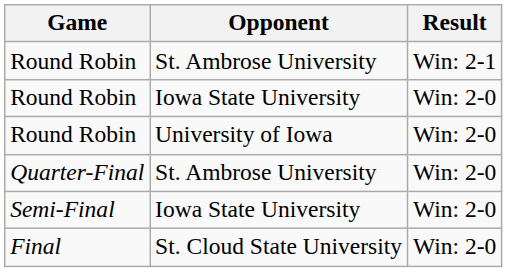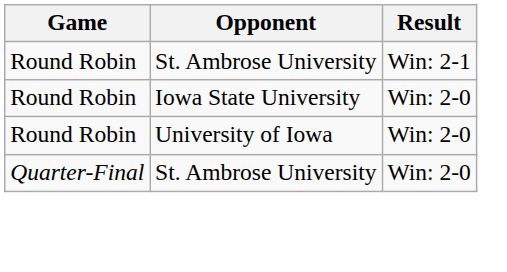- row: (62, 209)
- row: (36, 246)
